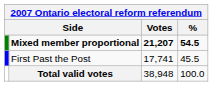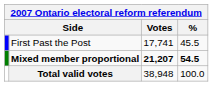rows swapped: (51, 58) <-> (75, 43)
